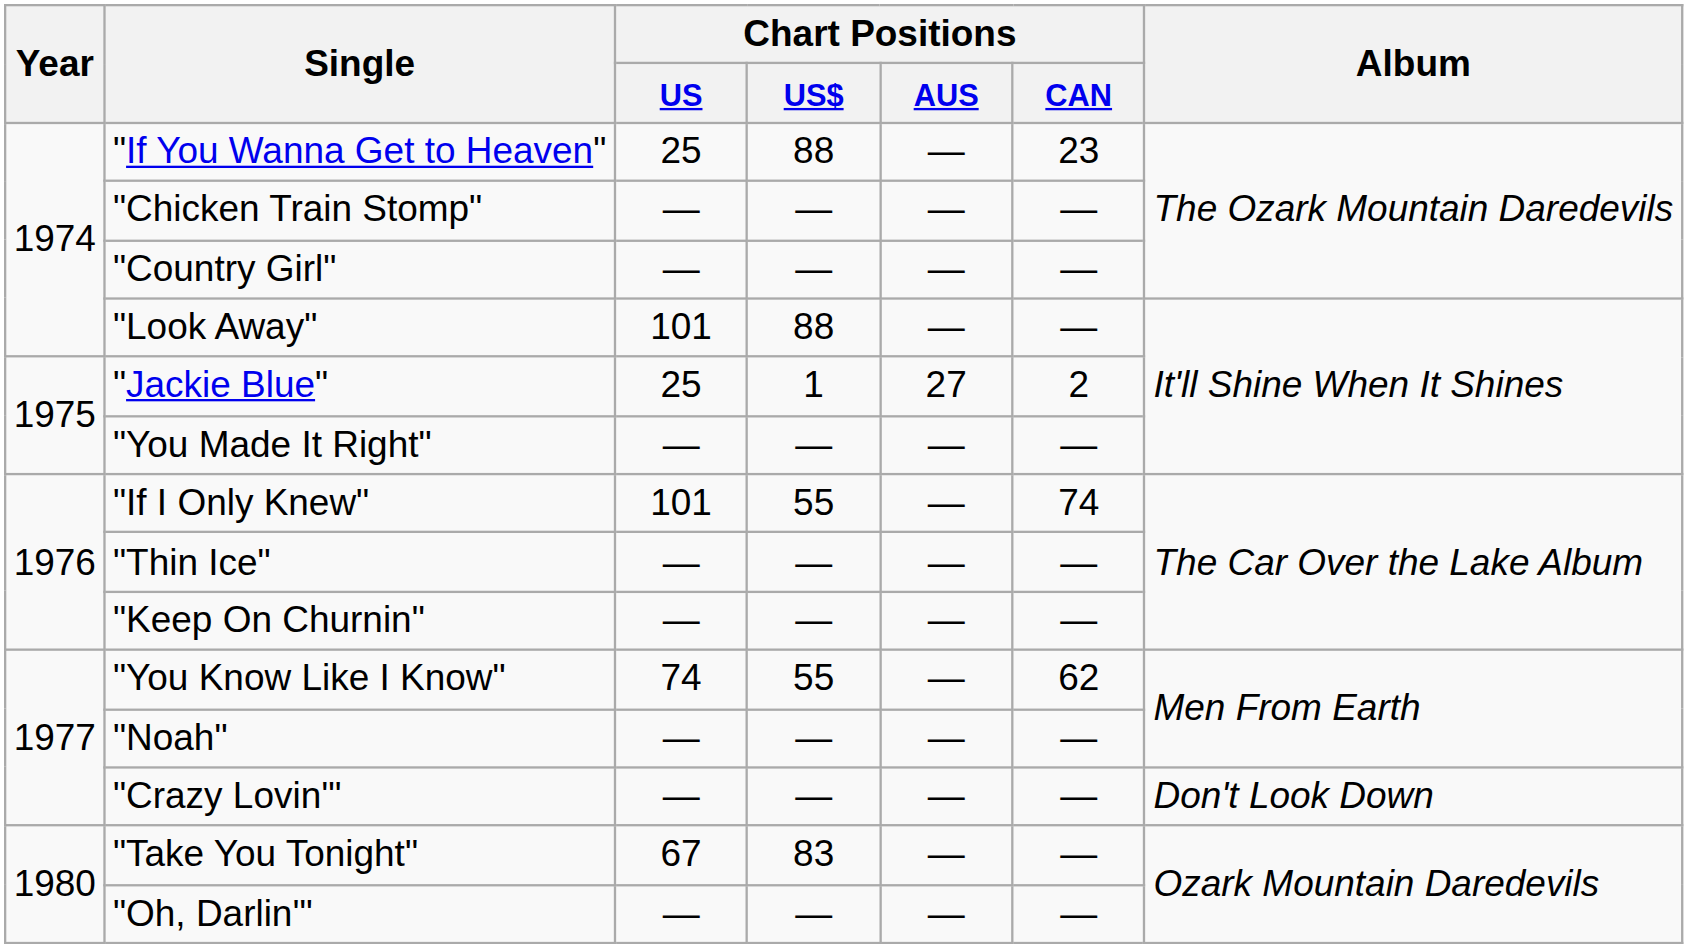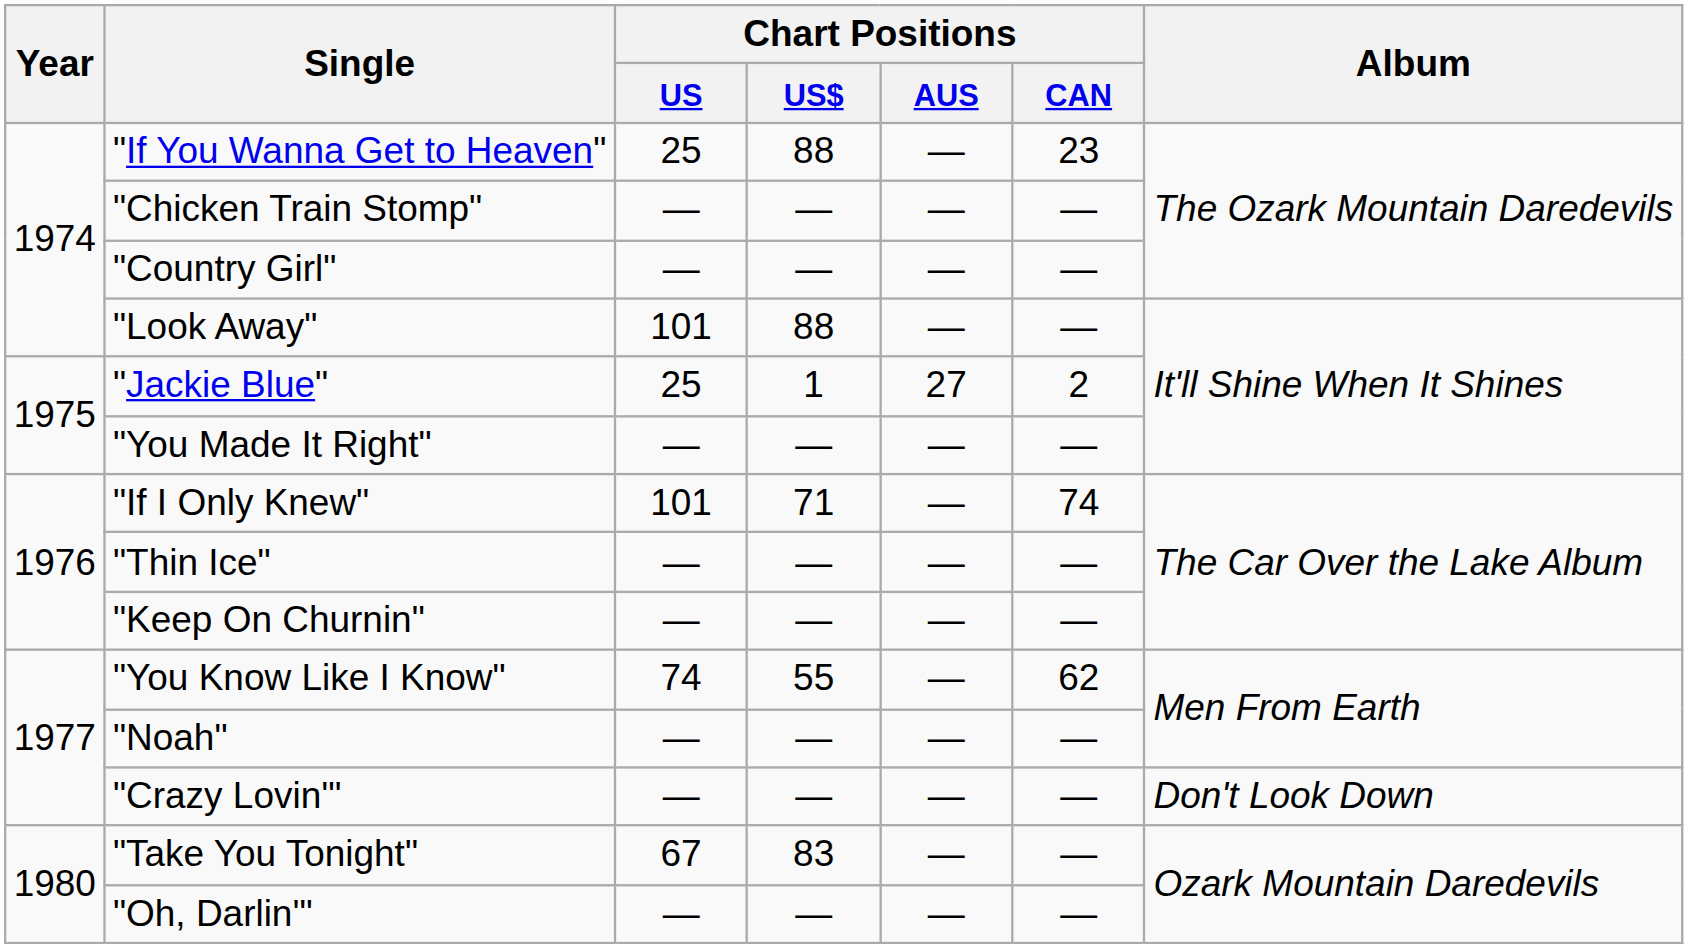(814, 502) 55 -> (814, 502) 71
